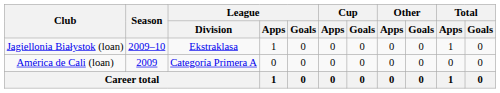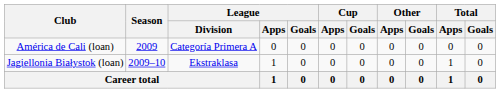rows swapped: (65, 63) <-> (65, 46)
